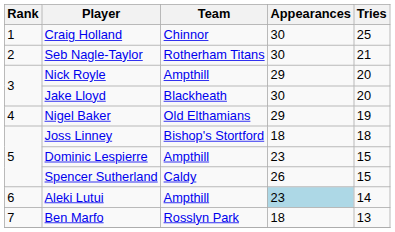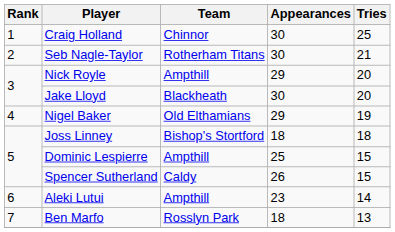(278, 156) 23 -> (278, 156) 25
(278, 197) lightblue background -> (278, 197) no background
